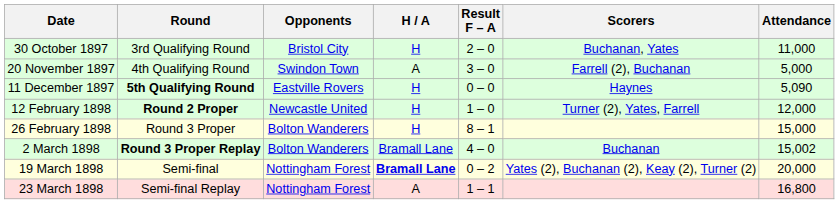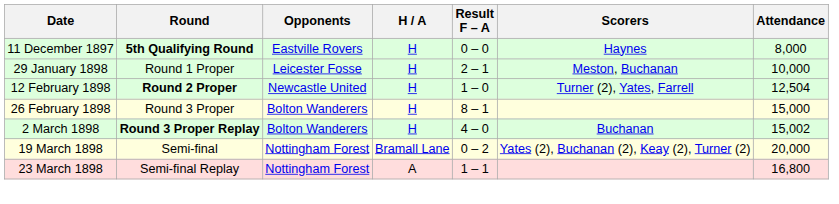- row: (61, 48)
- row: (61, 68)
(797, 88) 5,090 -> (791, 48) 8,000
+ row: (61, 68)
(797, 108) 12,000 -> (791, 88) 12,504
(416, 149) Bramall Lane -> (412, 128) H
(416, 169) bold -> (412, 149) normal
